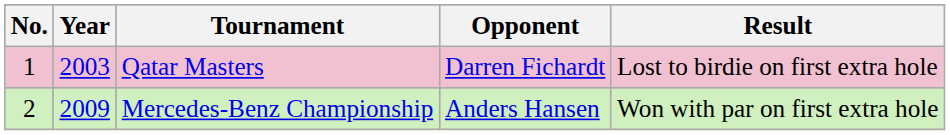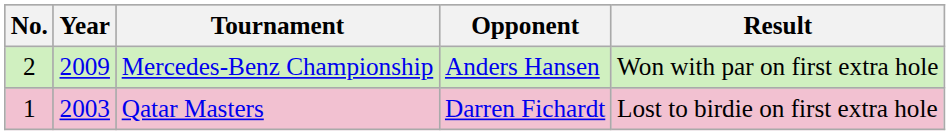rows swapped: (193, 67) <-> (277, 108)
